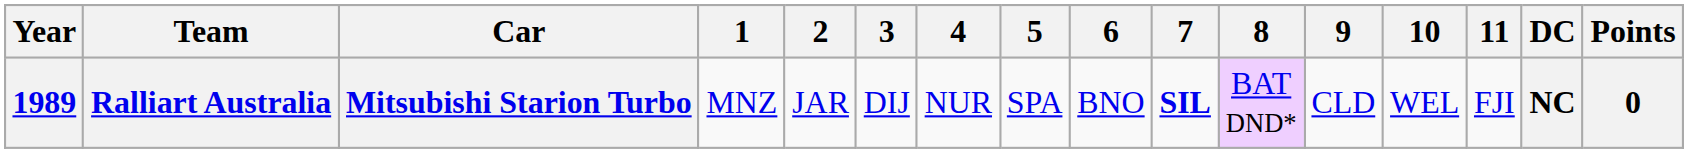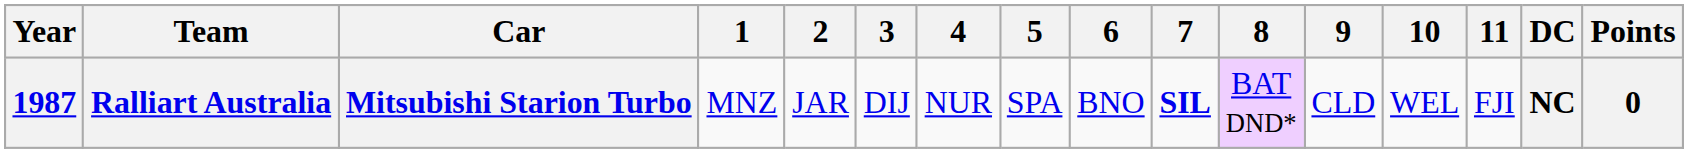(44, 102) 1989 -> (44, 102) 1987
